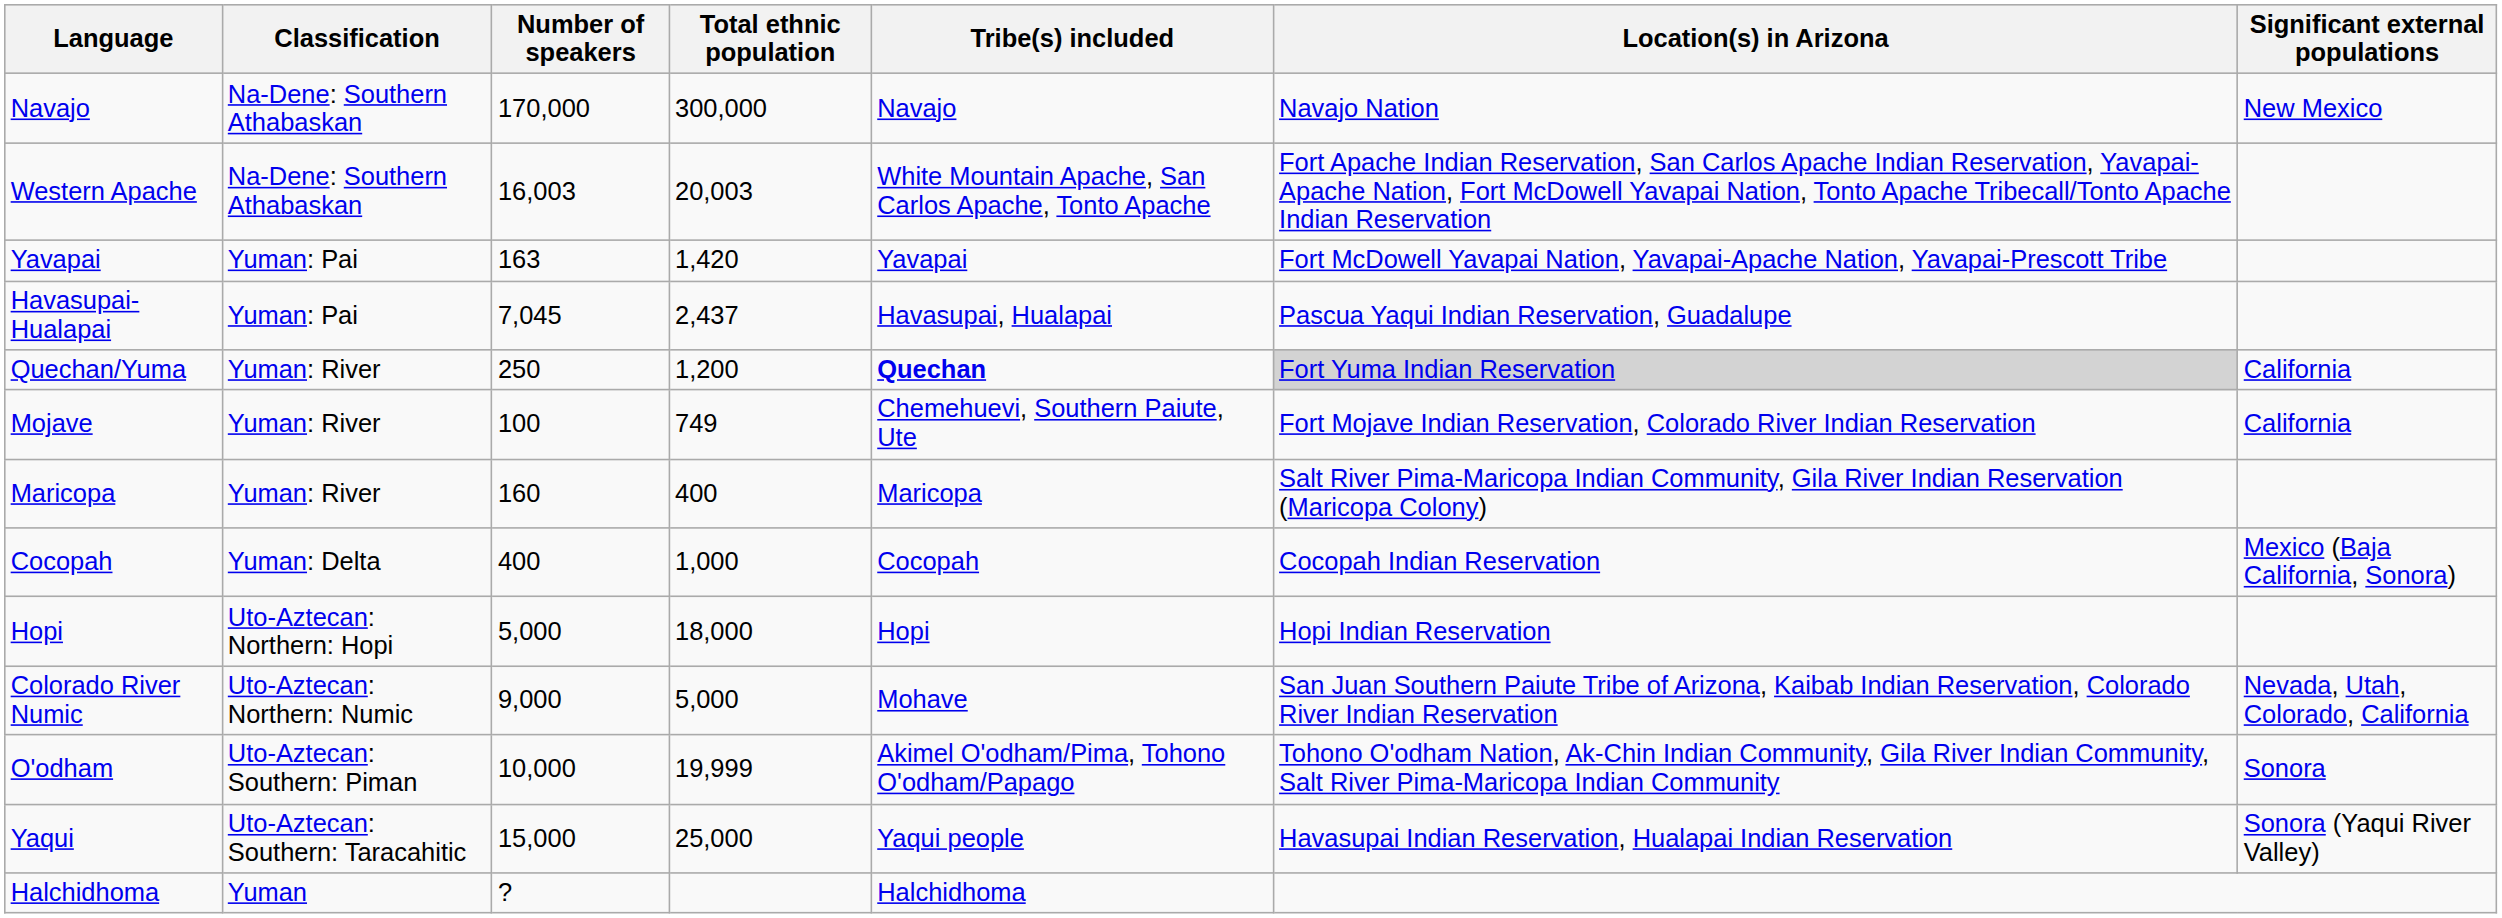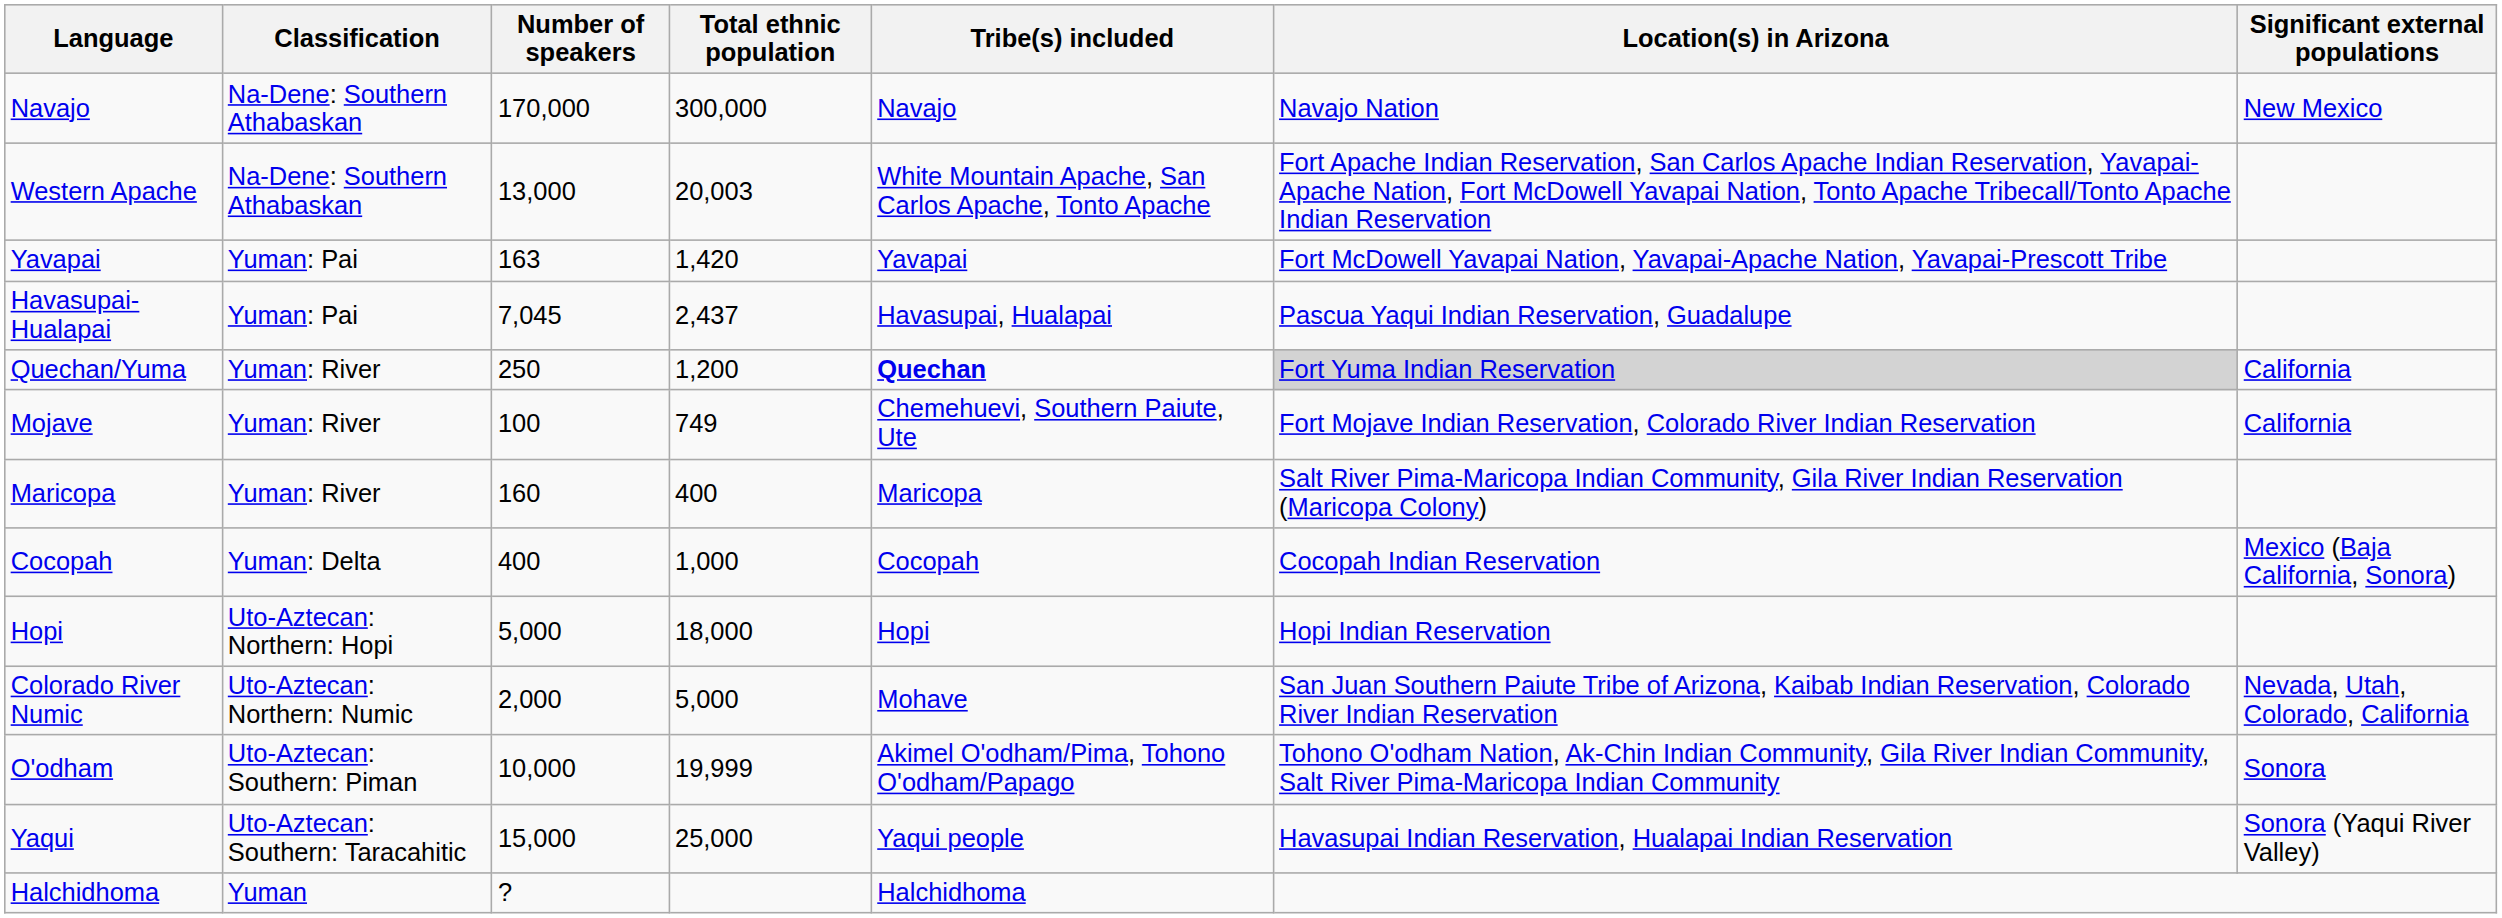(537, 191) 16,003 -> (537, 191) 13,000
(530, 700) 9,000 -> (530, 700) 2,000
